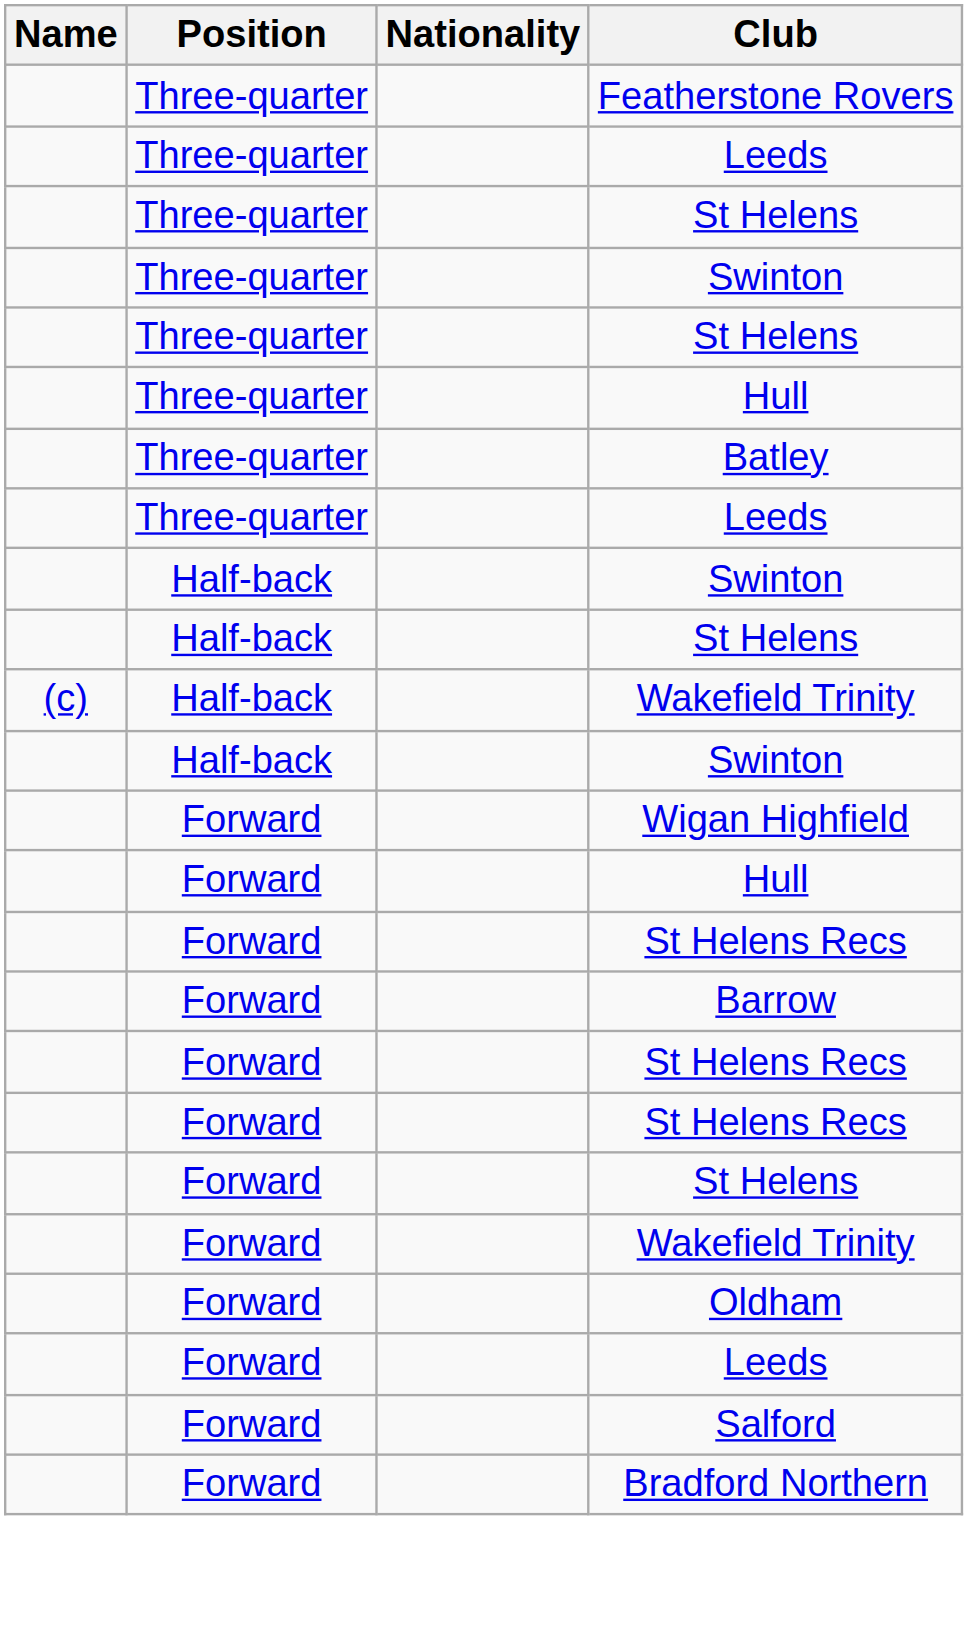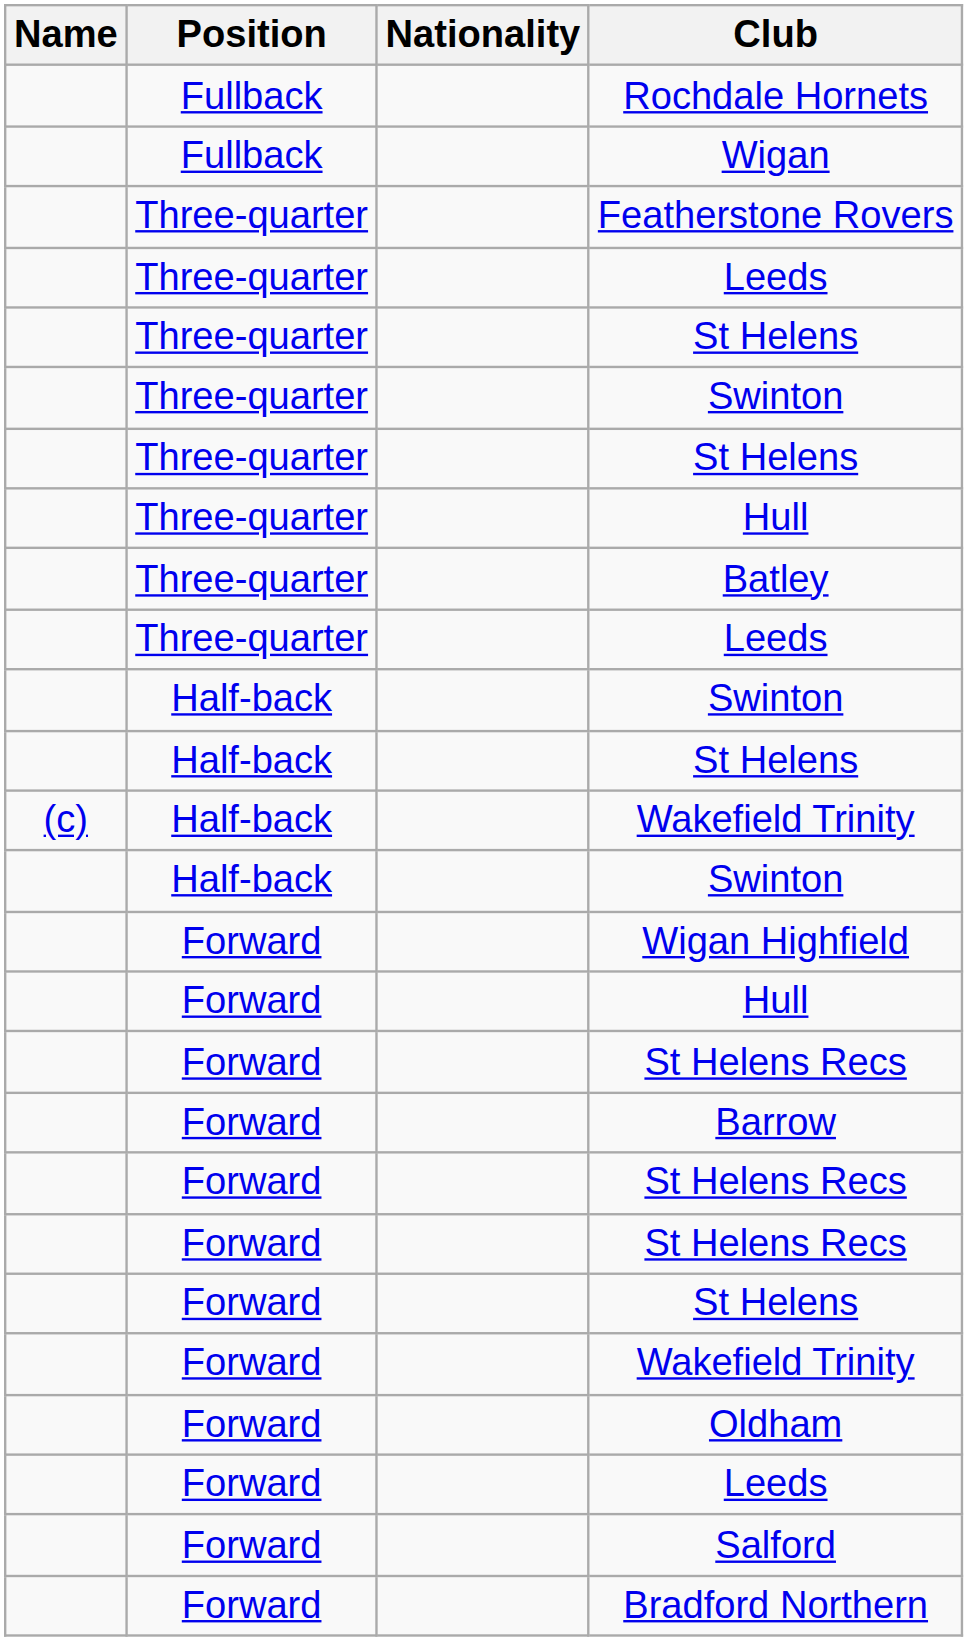+ row: (252, 95)
+ row: (252, 155)
